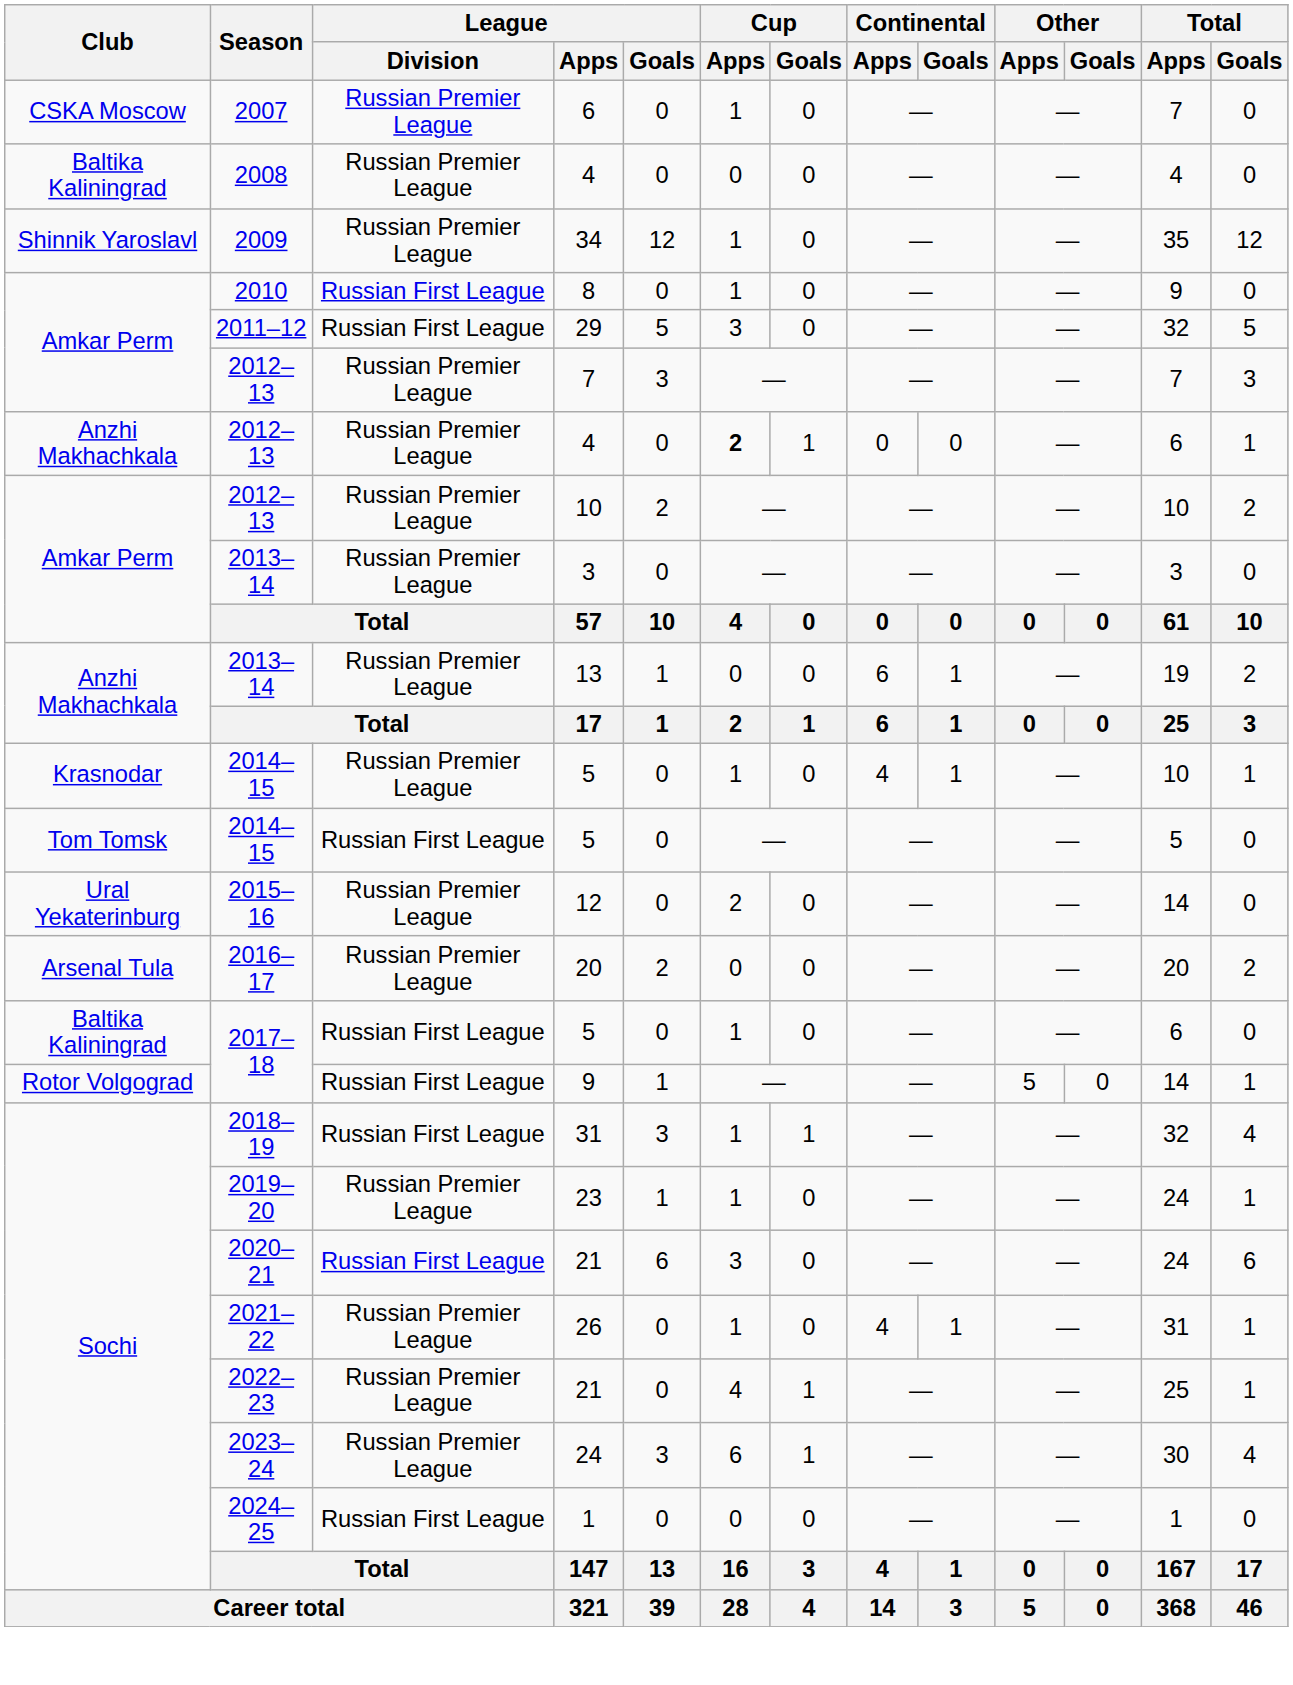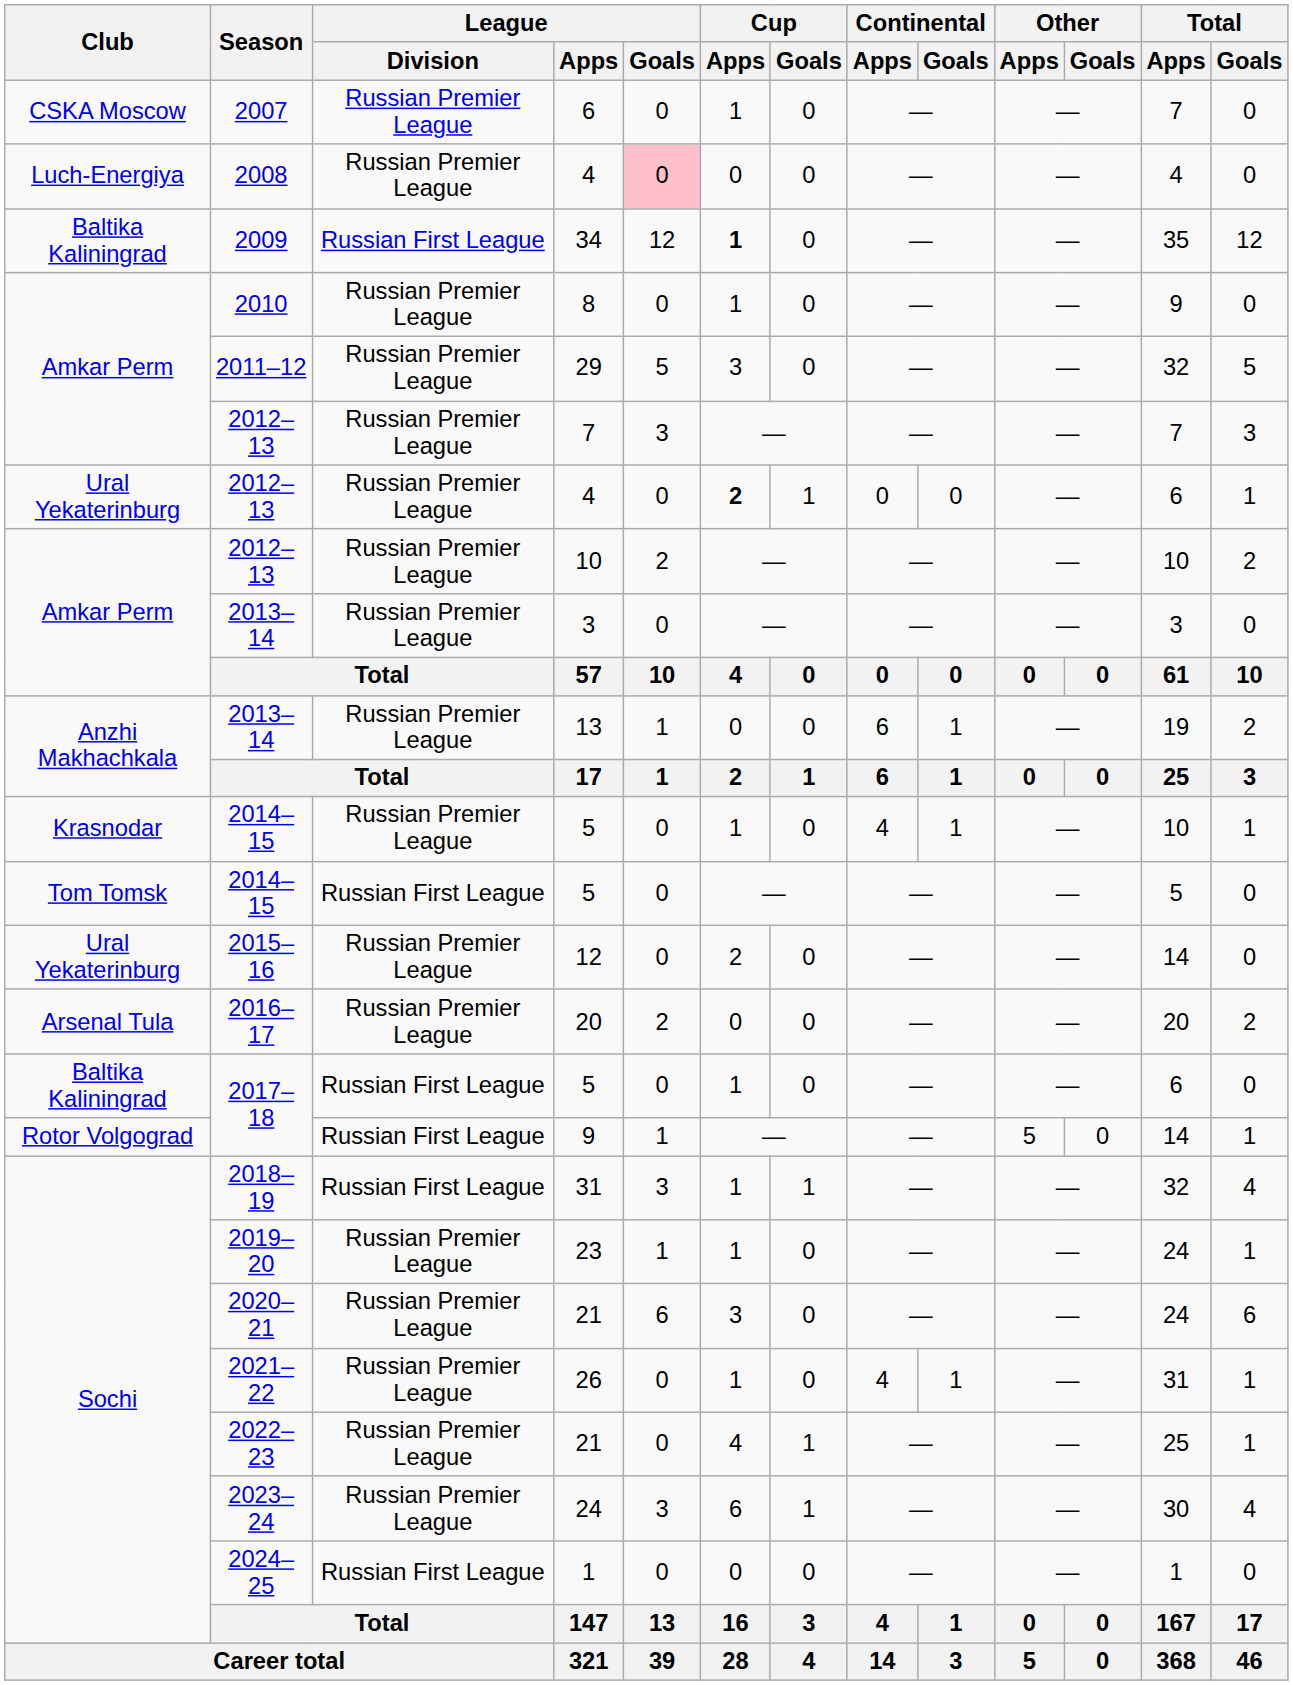(108, 175) Baltika Kaliningrad -> (108, 175) Luch-Energiya
(662, 175) no background -> (662, 175) pink background
(108, 240) Shinnik Yaroslavl -> (108, 240) Baltika Kaliningrad
(433, 240) Russian Premier League -> (433, 240) Russian First League
(736, 240) normal -> (736, 240) bold
(433, 290) Russian First League -> (433, 304) Russian Premier League
(433, 328) Russian First League -> (433, 368) Russian Premier League
(108, 443) Anzhi Makhachkala -> (108, 496) Ural Yekaterinburg
(433, 1262) Russian First League -> (433, 1315) Russian Premier League
